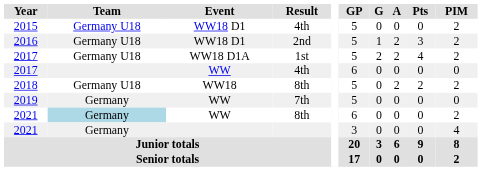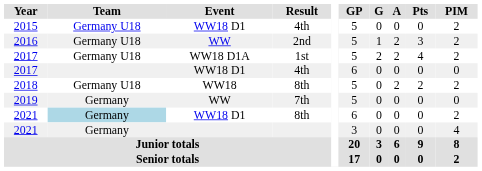(220, 41) WW18 D1 -> (220, 41) WW
(220, 70) WW -> (220, 70) WW18 D1
(220, 115) WW -> (220, 115) WW18 D1
